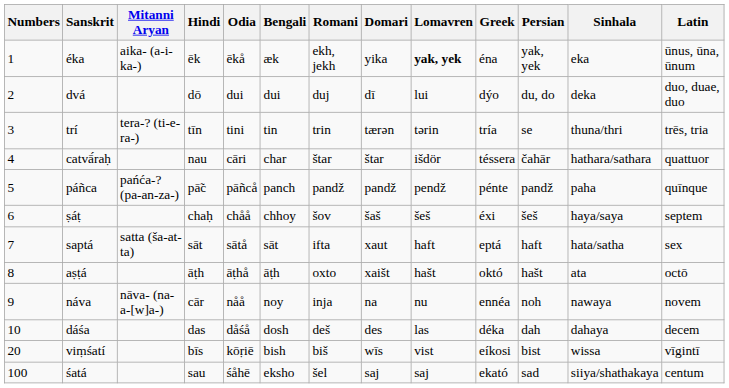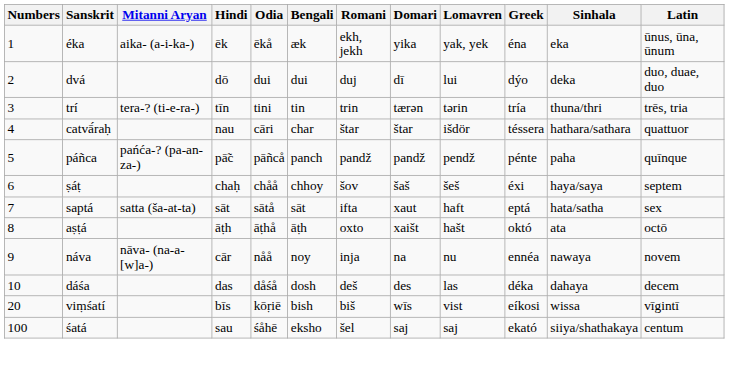- column: (543, 22)
(438, 58) bold -> (466, 43) normal
